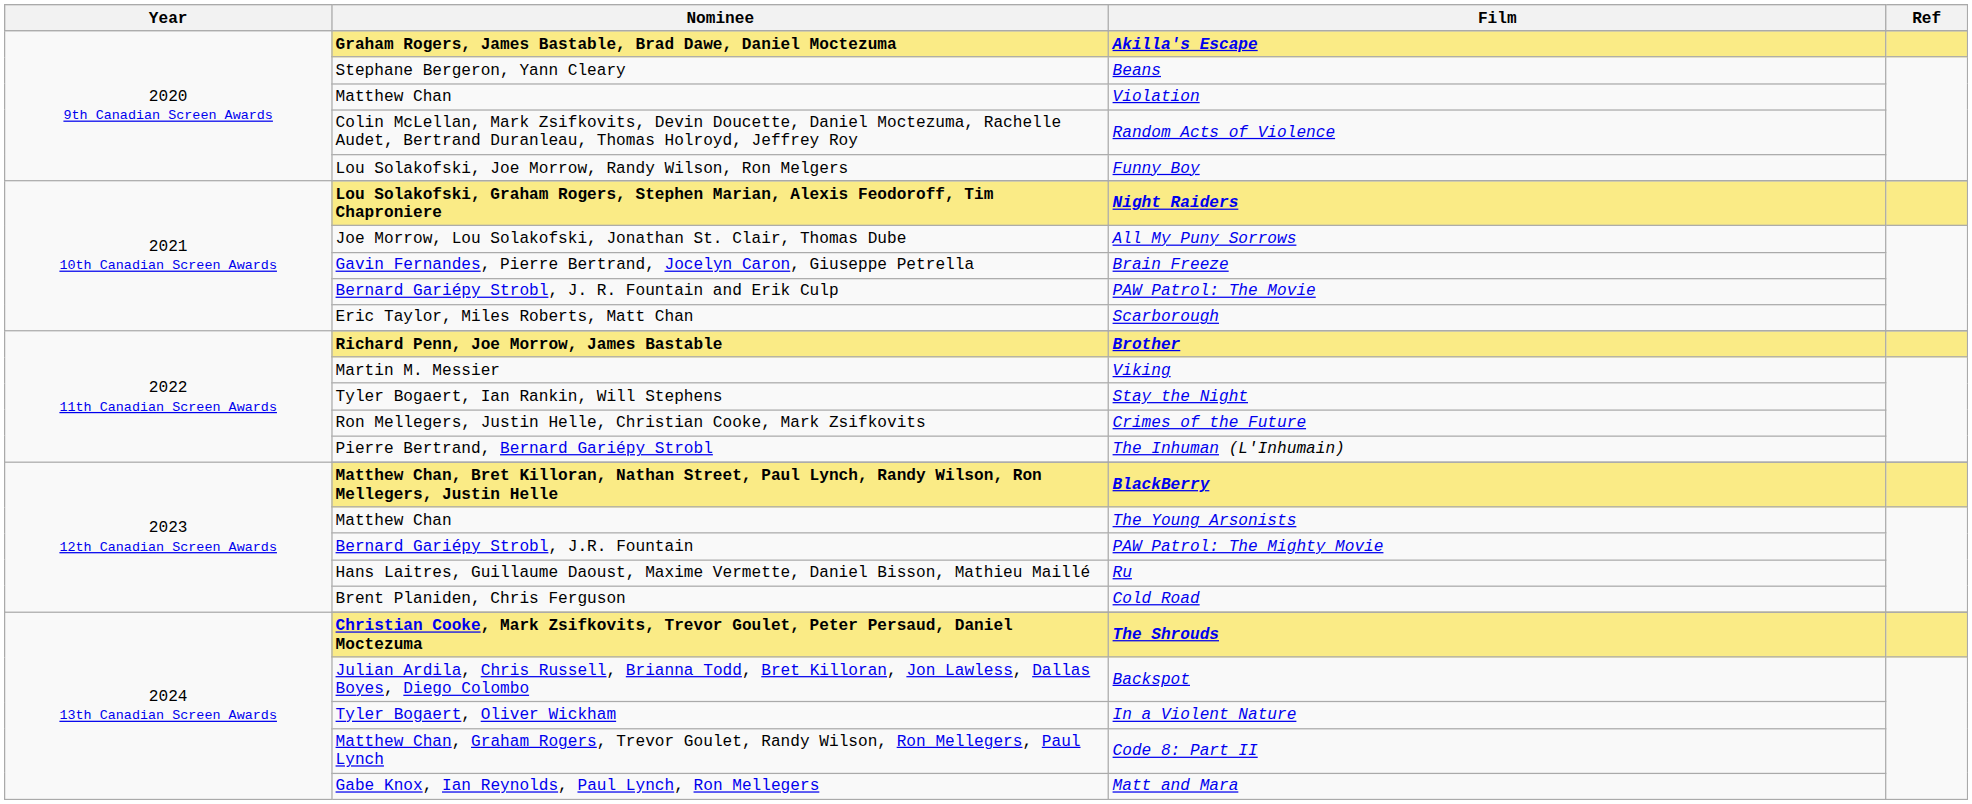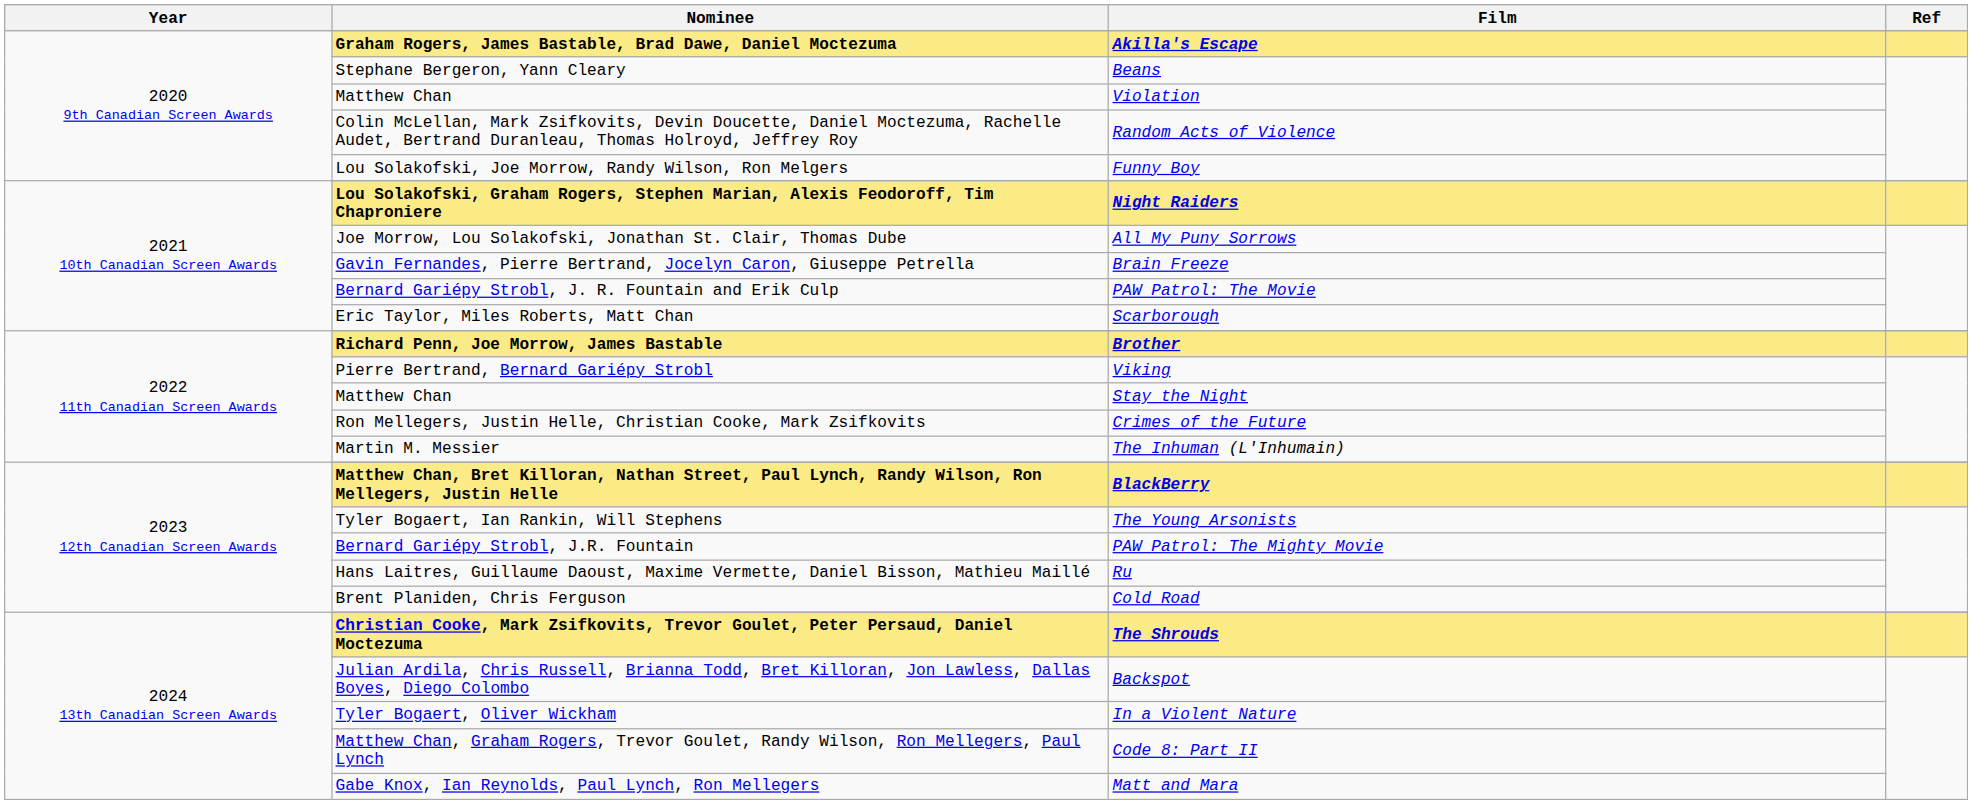(418, 370) Martin M. Messier -> (524, 370) Pierre Bertrand, Bernard Gariépy Strobl
(529, 396) Tyler Bogaert, Ian Rankin, Will Stephens -> (394, 396) Matthew Chan
(524, 449) Pierre Bertrand, Bernard Gariépy Strobl -> (418, 449) Martin M. Messier
(394, 520) Matthew Chan -> (529, 520) Tyler Bogaert, Ian Rankin, Will Stephens
